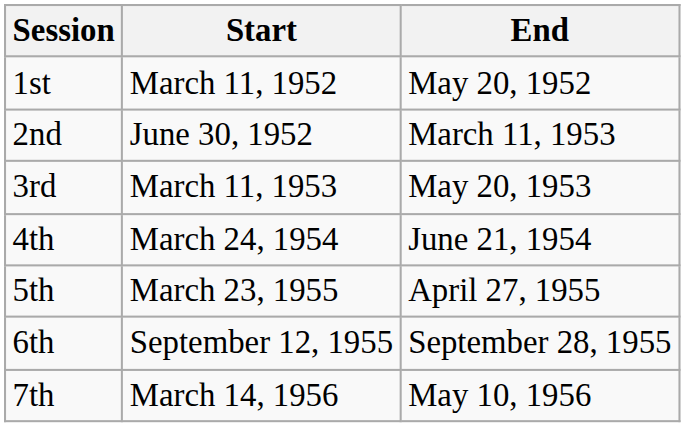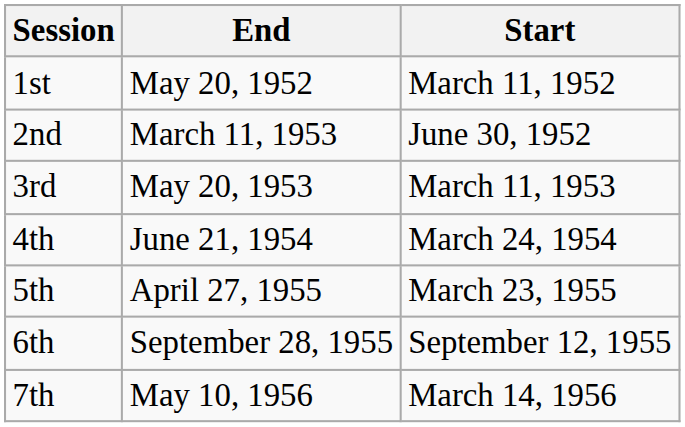columns swapped: (261, 30) <-> (540, 30)
